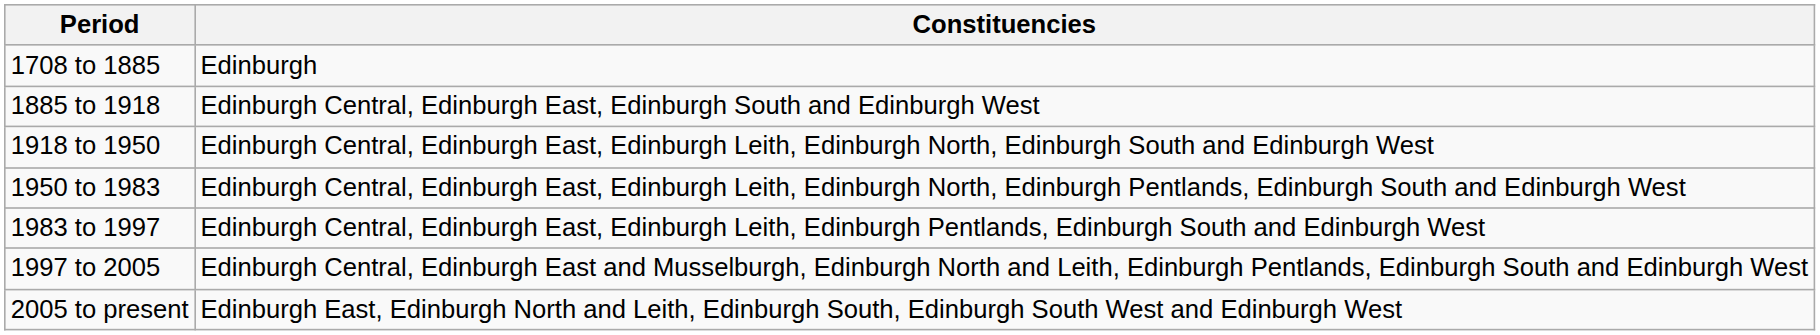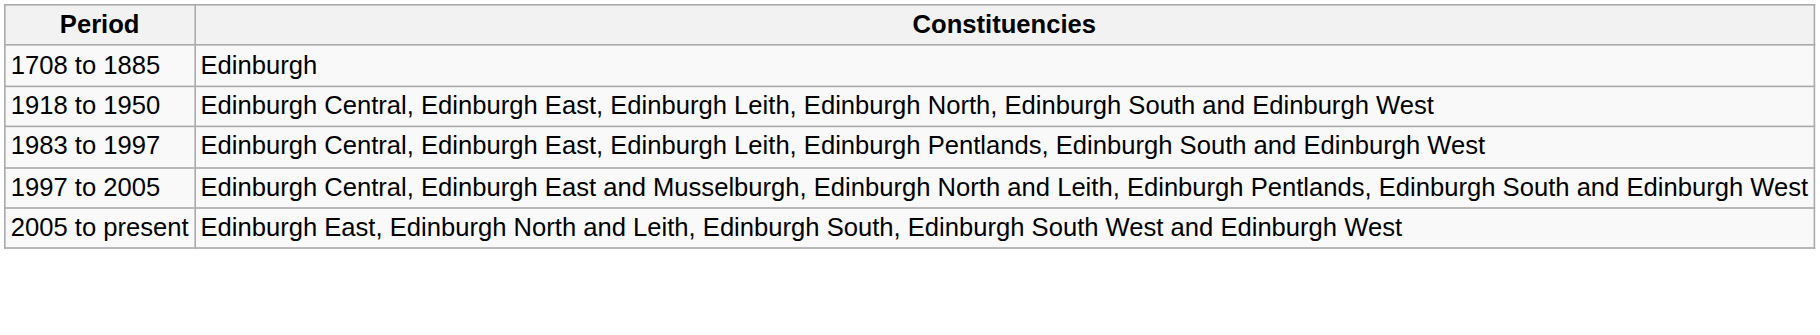- row: (85, 106)
- row: (85, 187)
